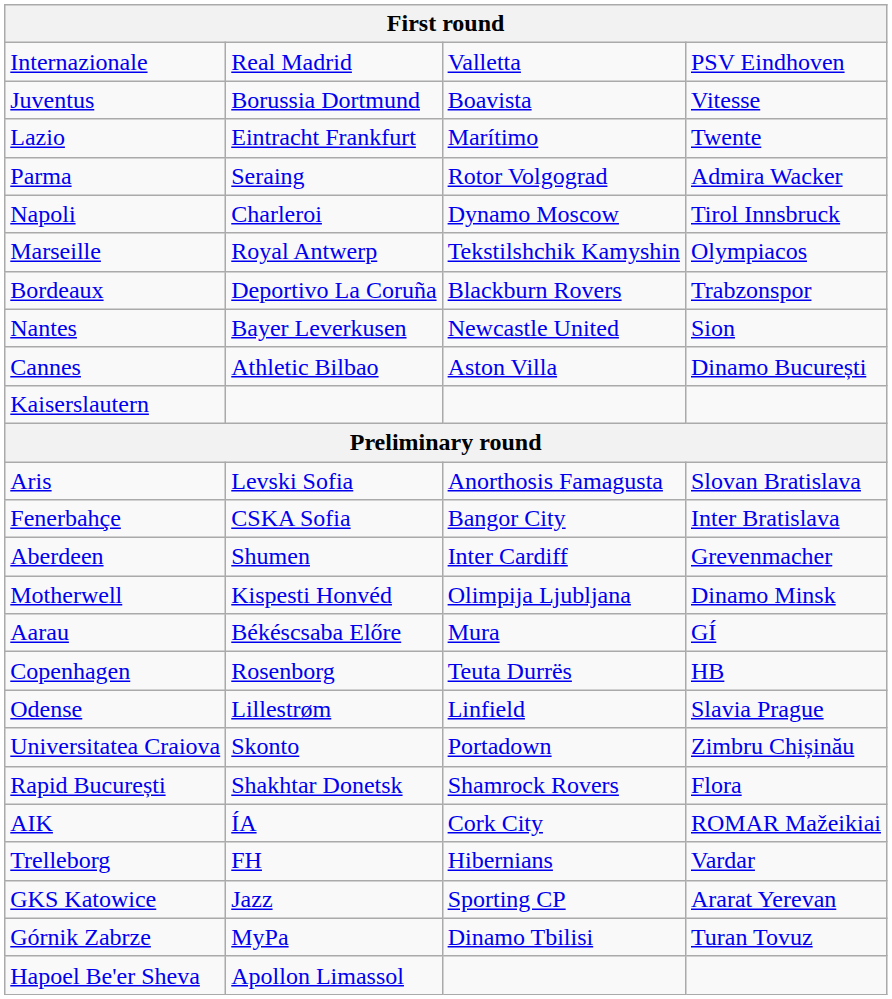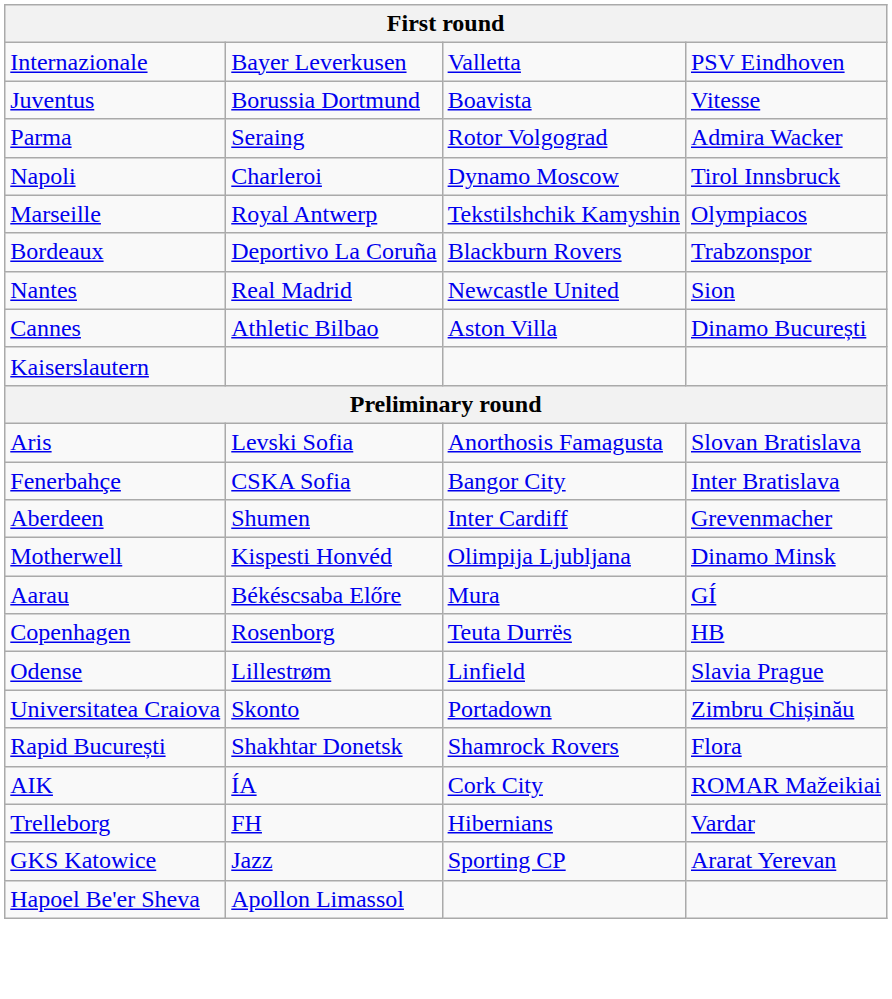(292, 61) Real Madrid -> (319, 61) Bayer Leverkusen
- row: (38, 137)
(319, 328) Bayer Leverkusen -> (292, 289) Real Madrid
- row: (81, 937)
